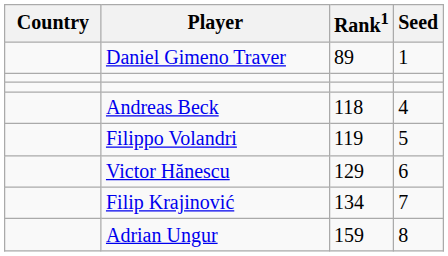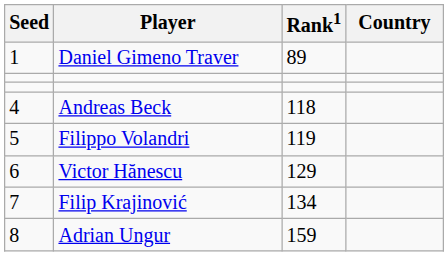columns swapped: (53, 23) <-> (418, 23)
